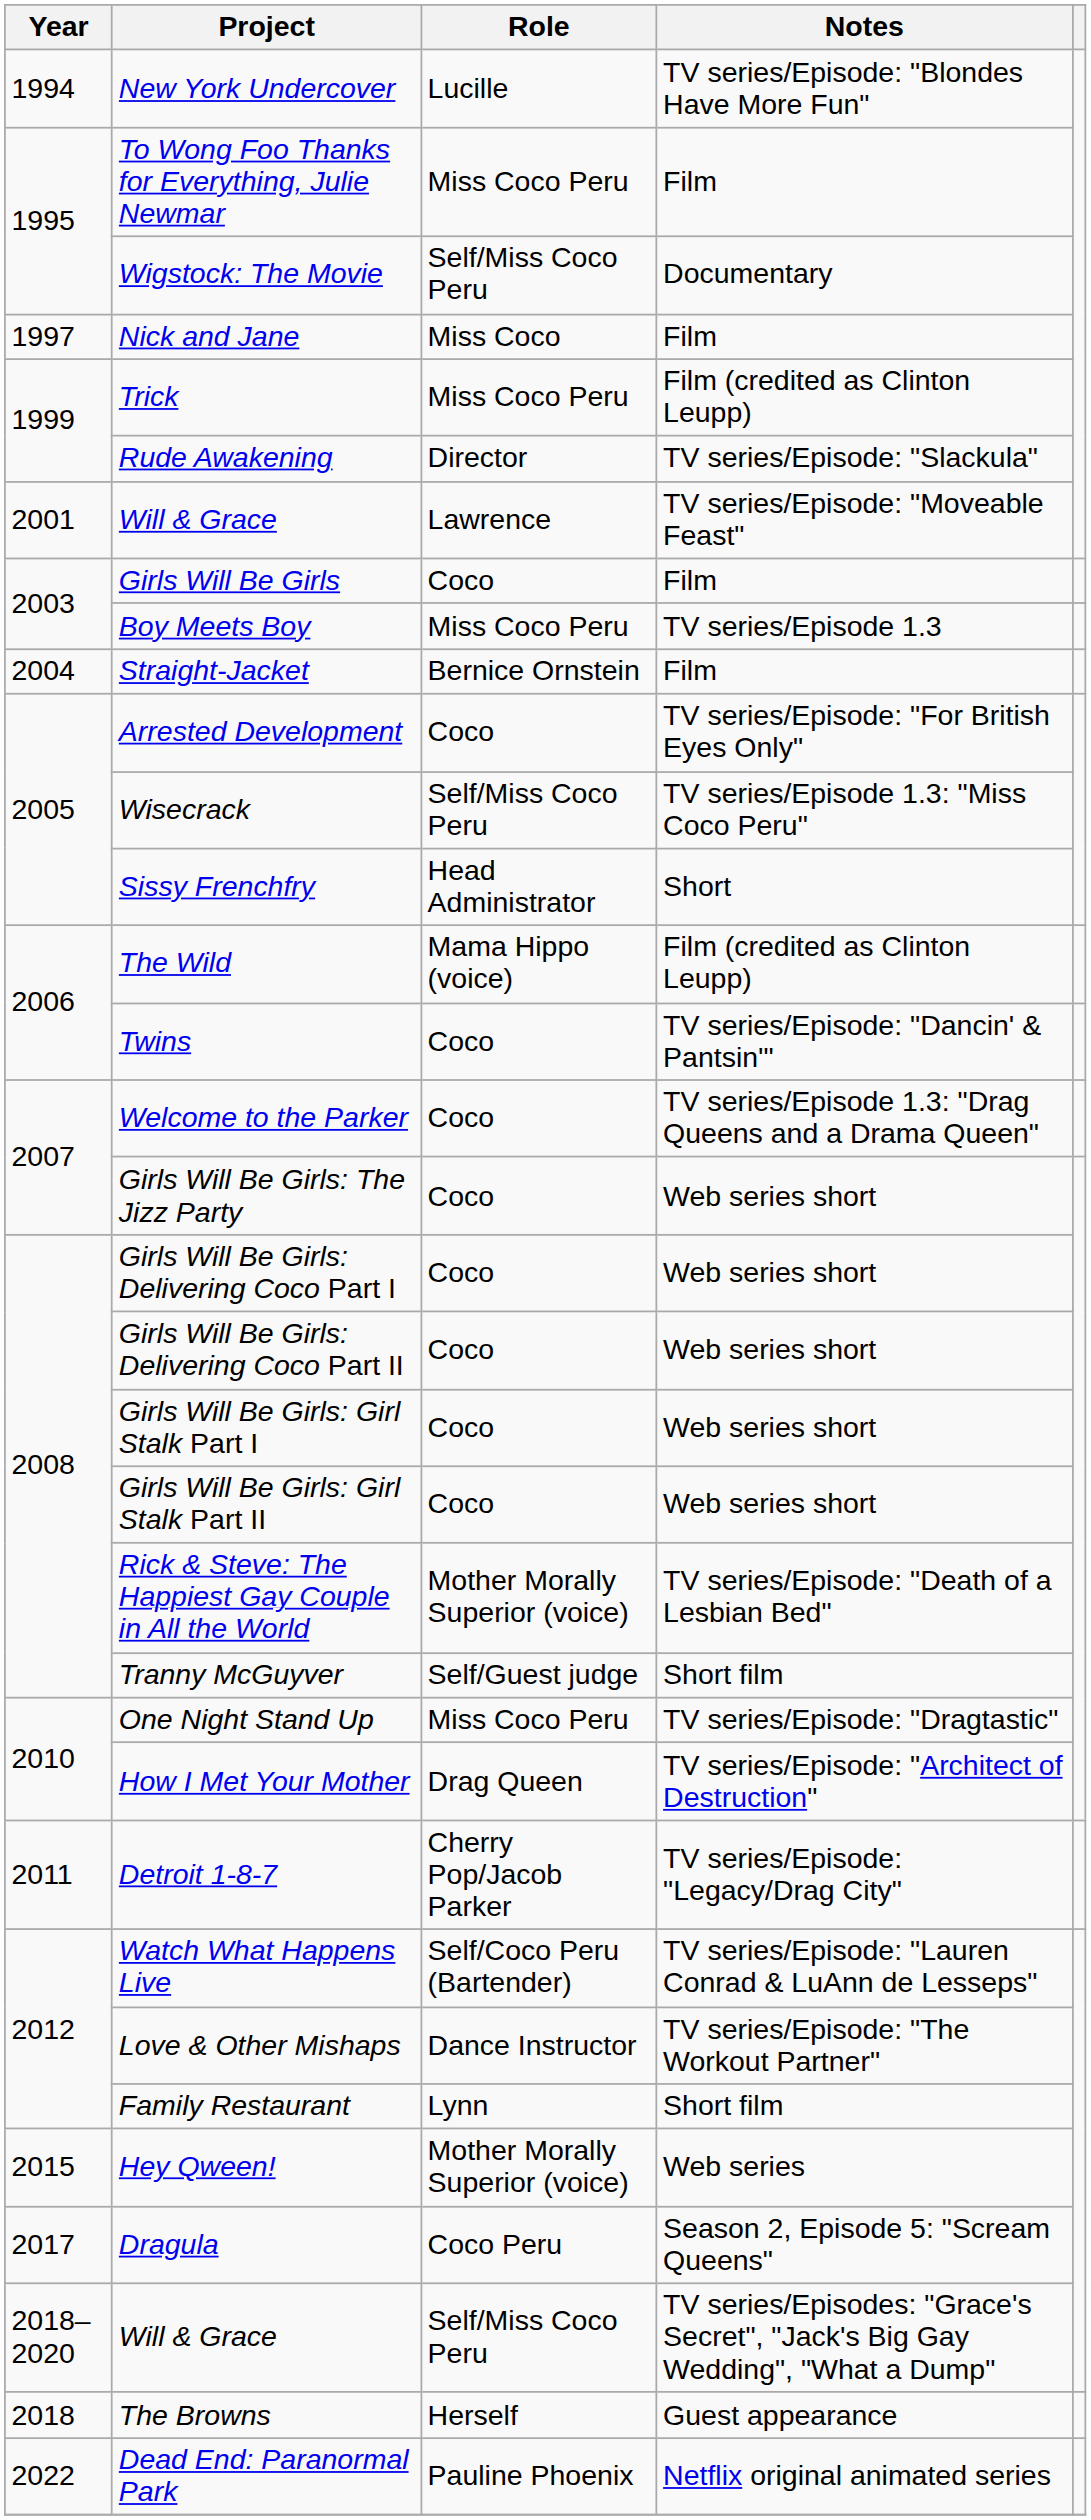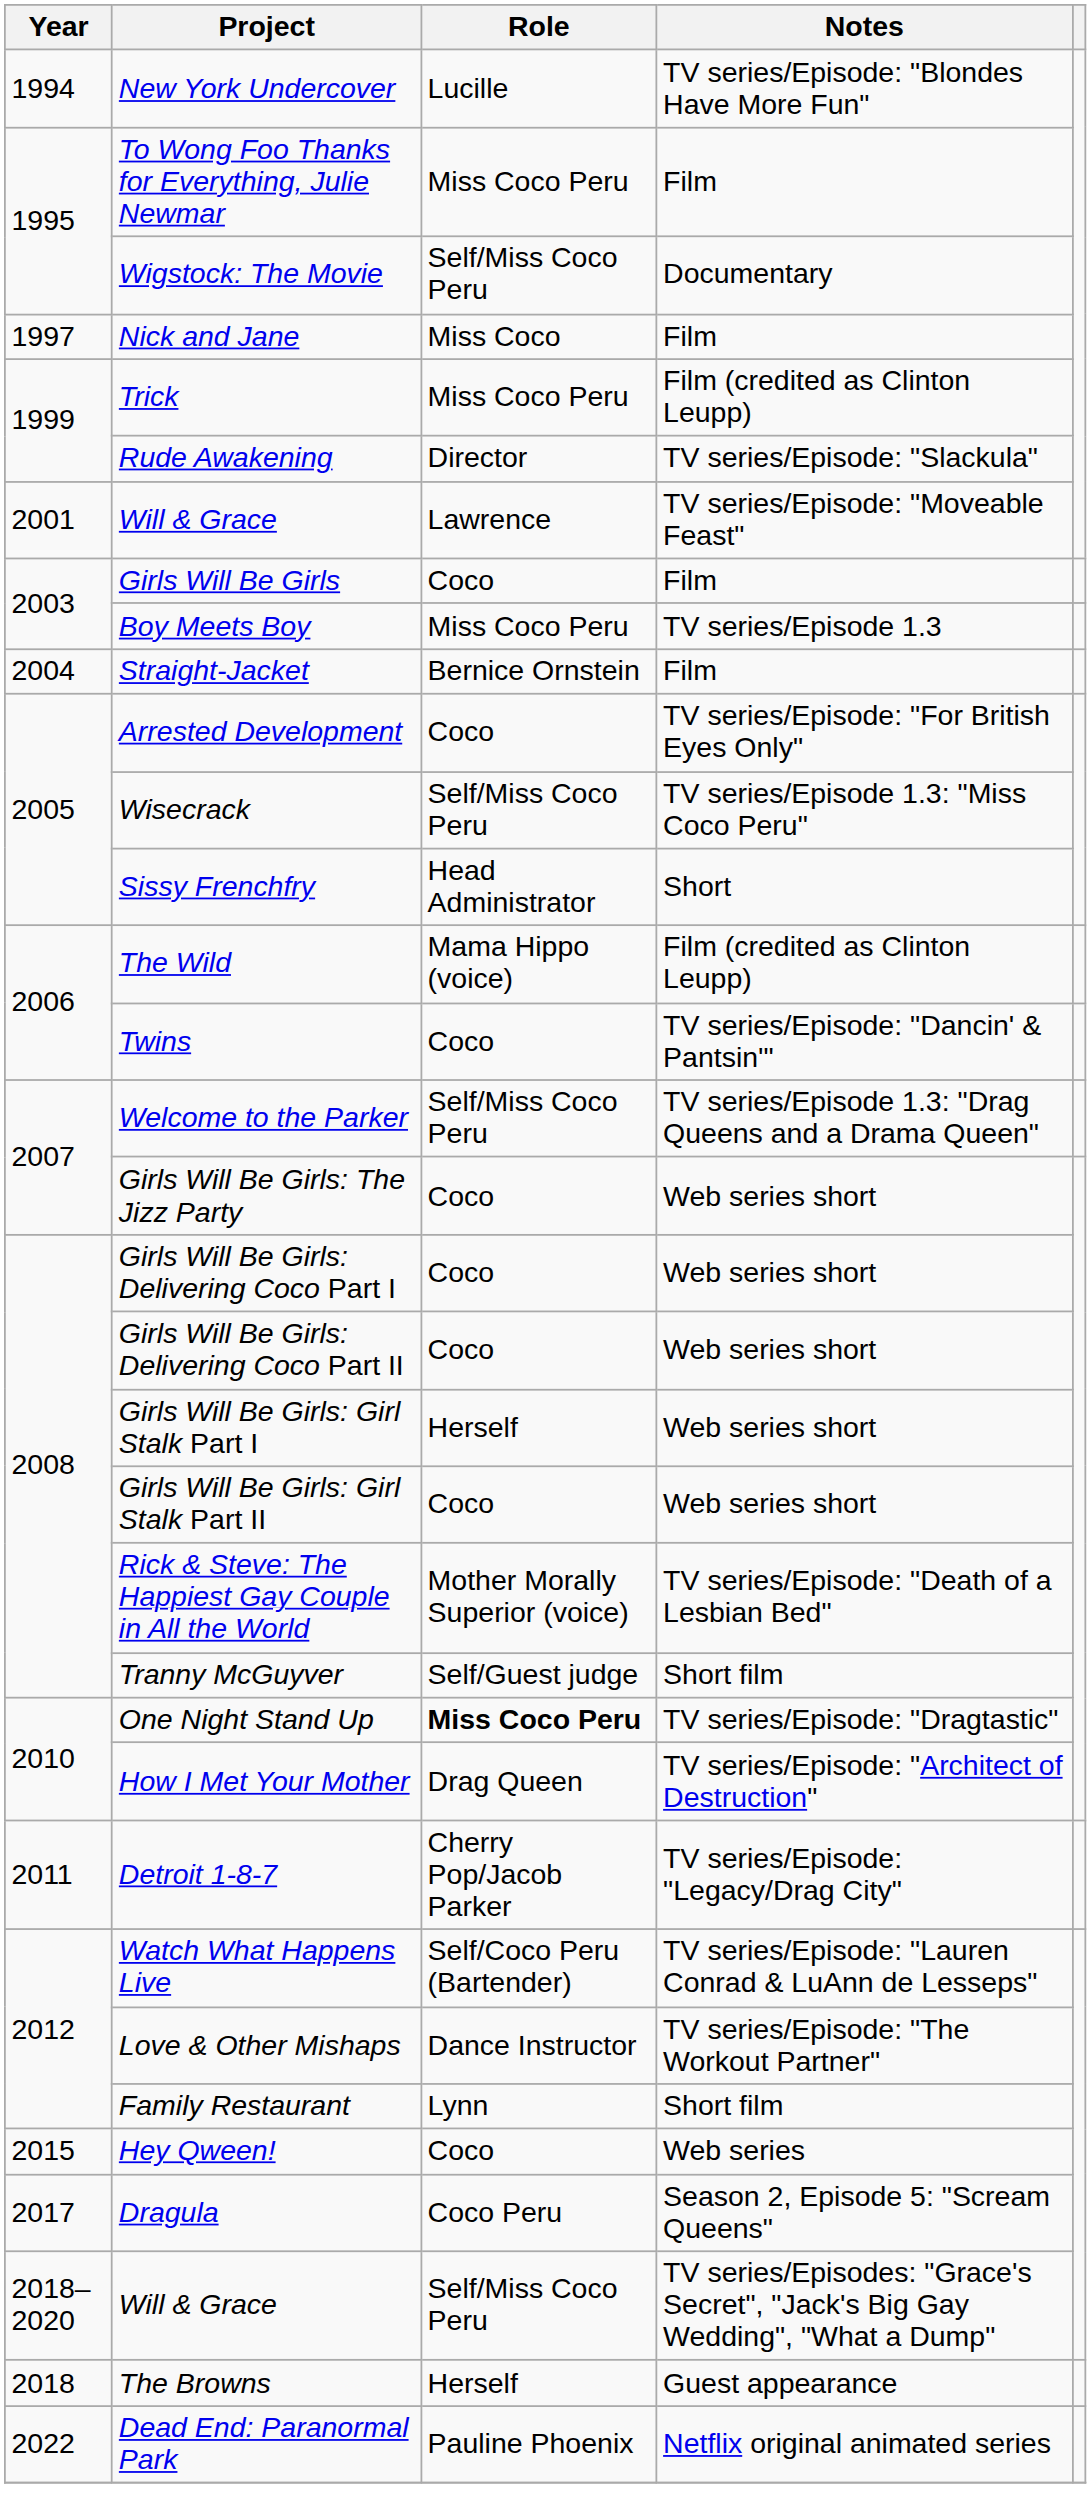(461, 1118) Coco -> (523, 1118) Self/Miss Coco Peru
(461, 1427) Coco -> (473, 1427) Herself
(528, 1719) normal -> (534, 1719) bold
(528, 2167) Mother Morally Superior (voice) -> (461, 2151) Coco
